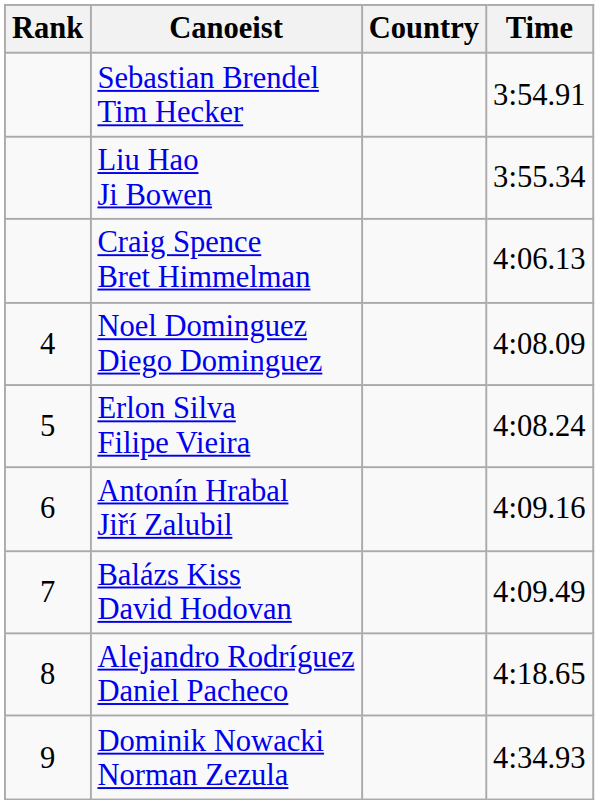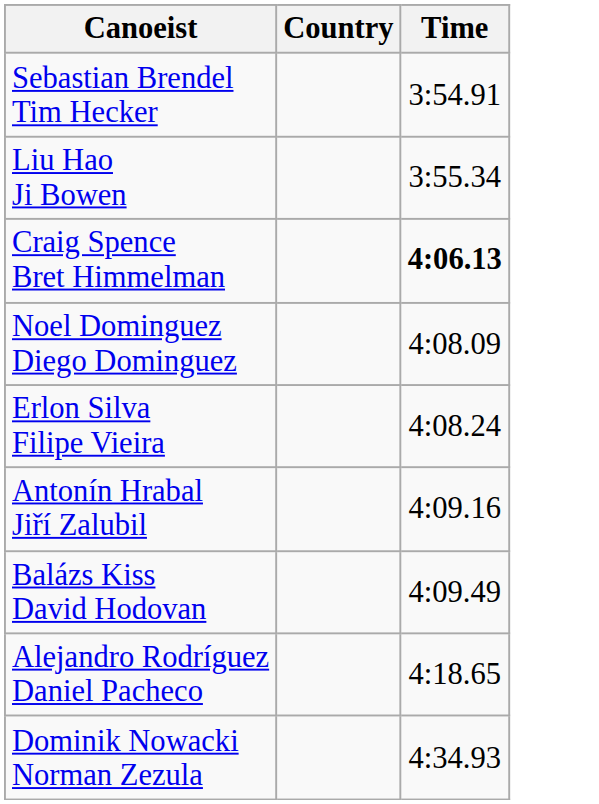- column: (48, 28)
(539, 260) normal -> (455, 260) bold
